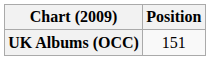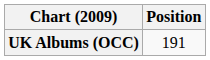(174, 42) 151 -> (174, 42) 191
